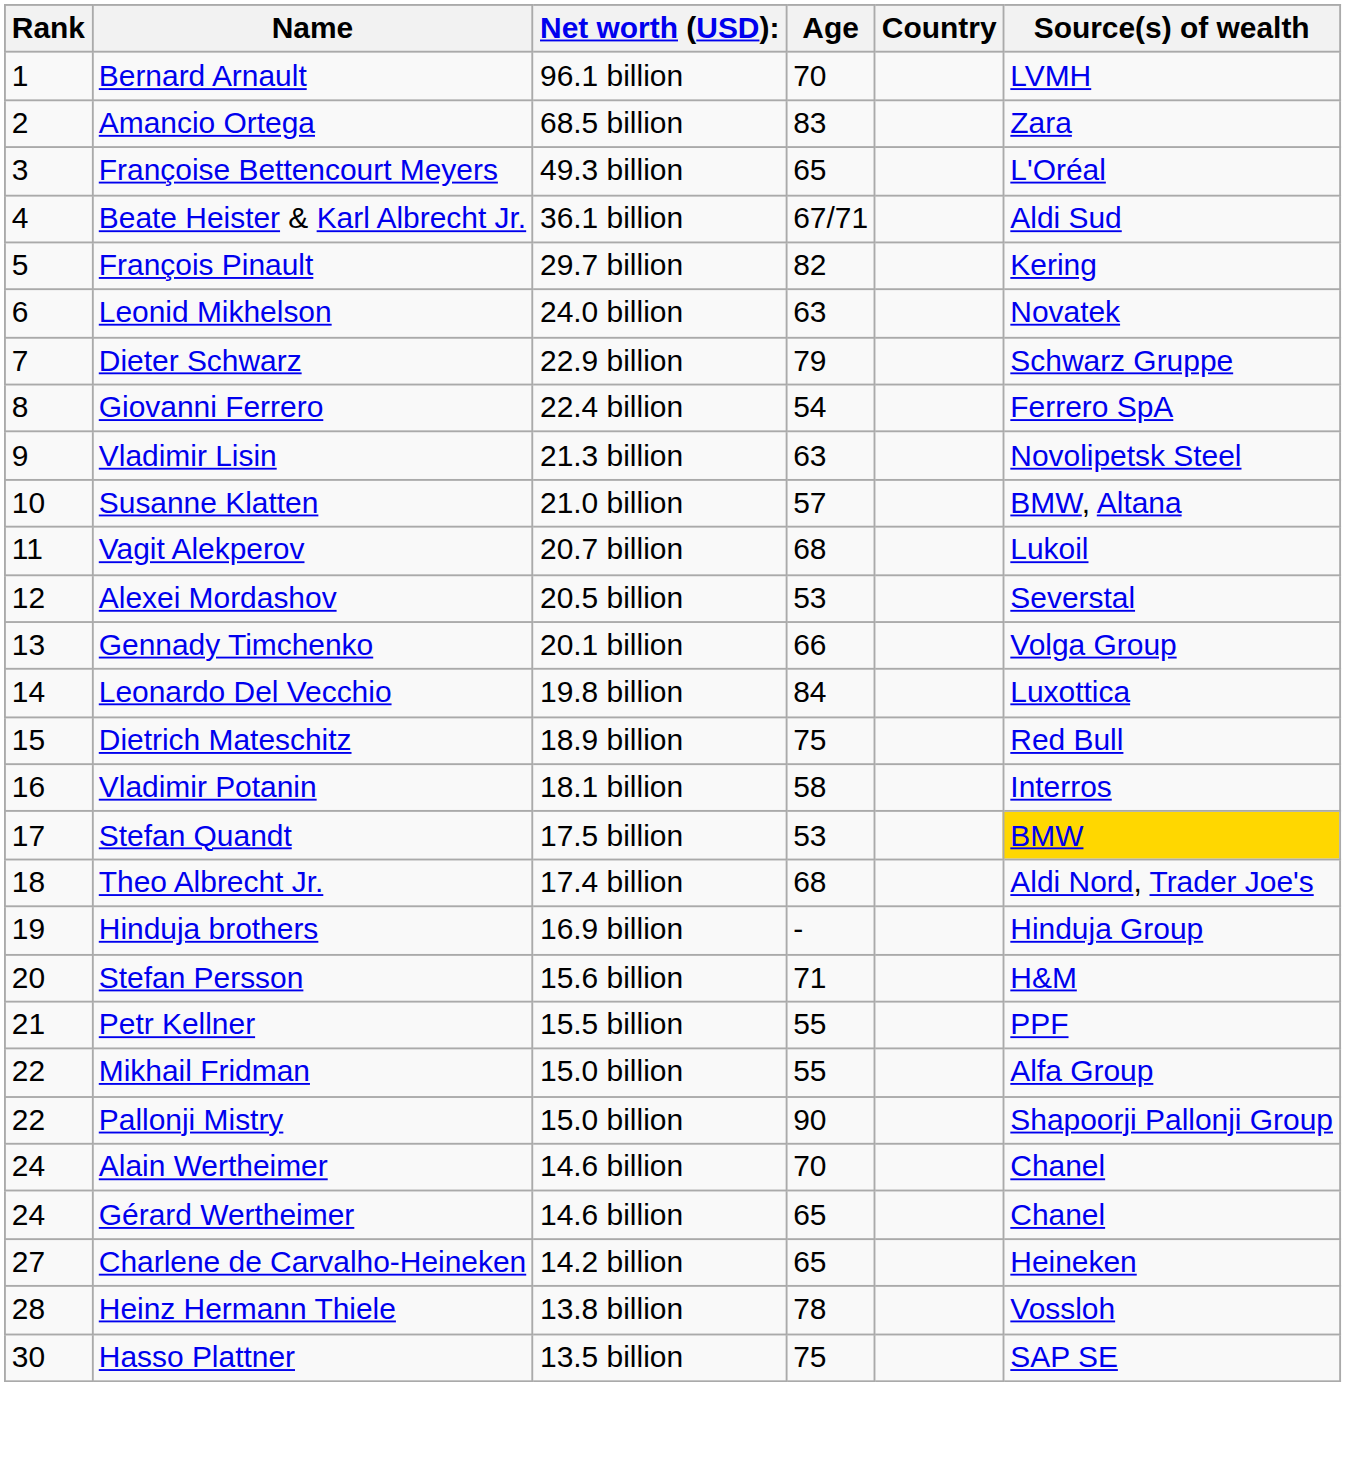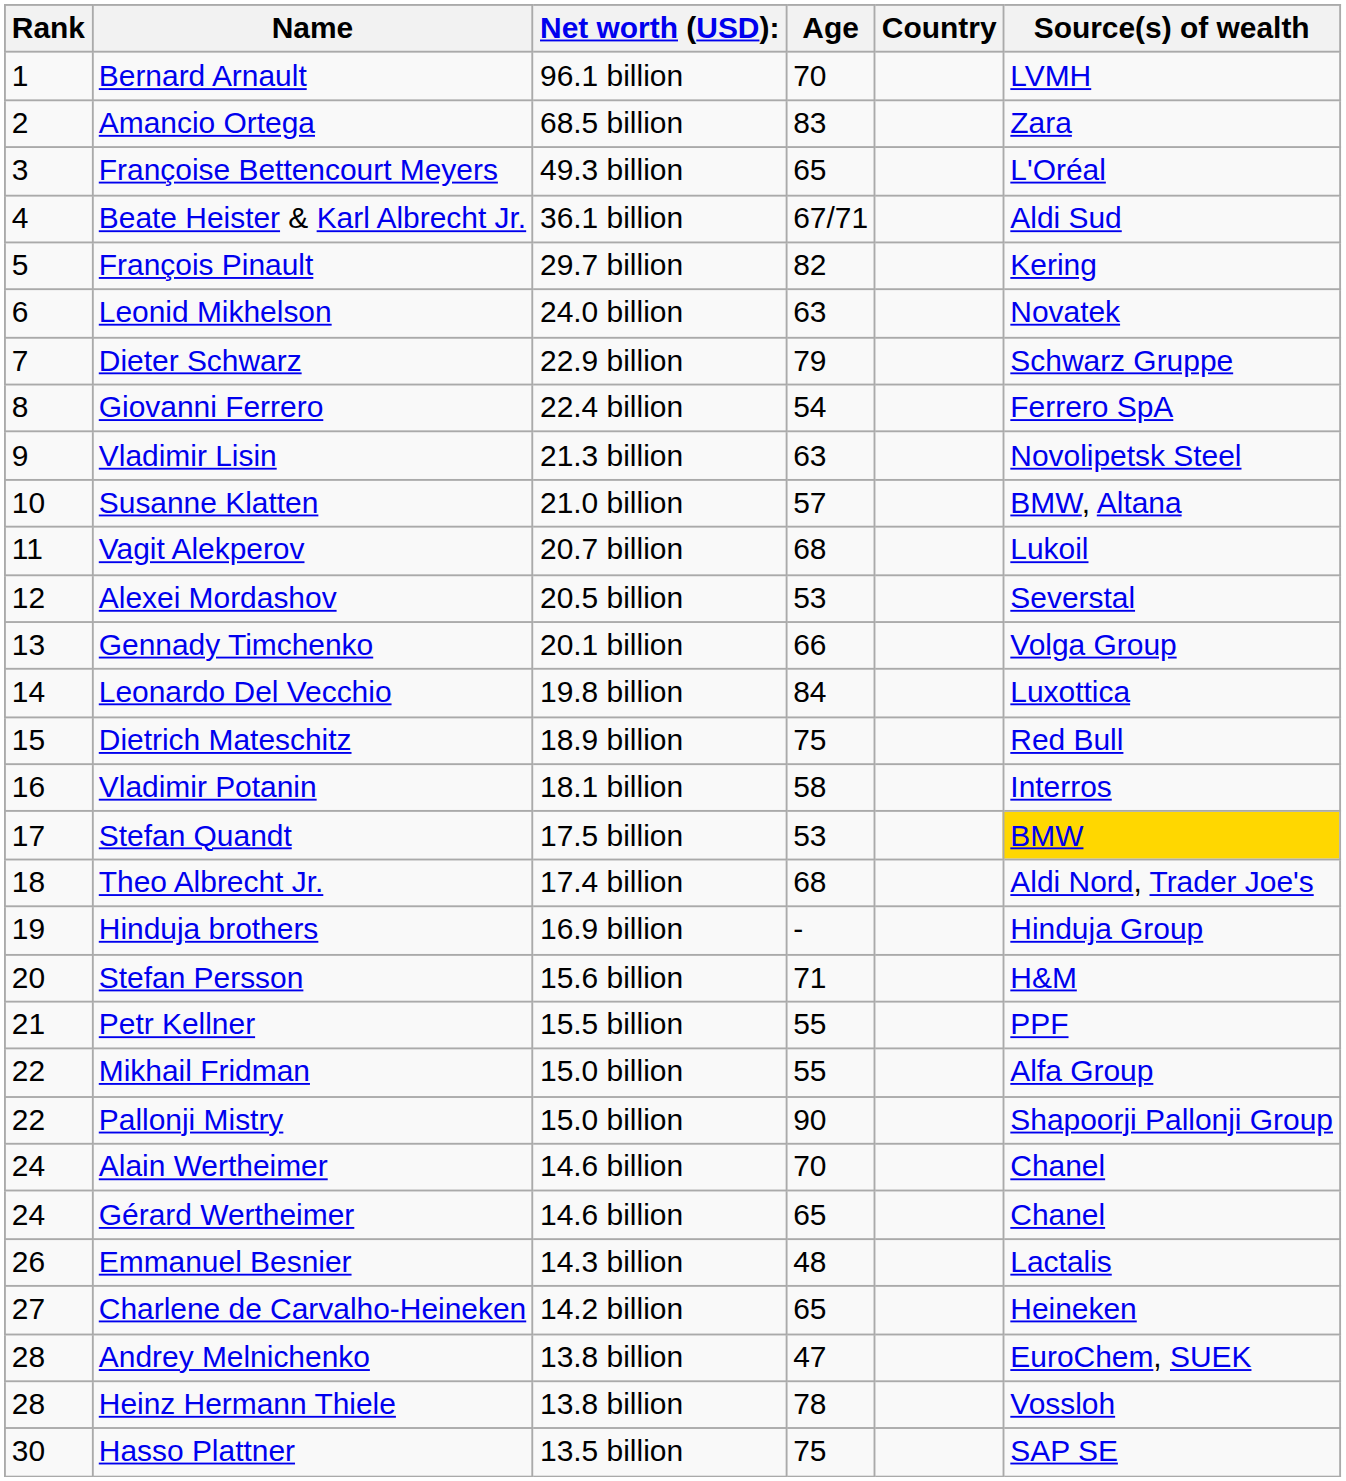+ row: (225, 1261)
+ row: (234, 1356)
